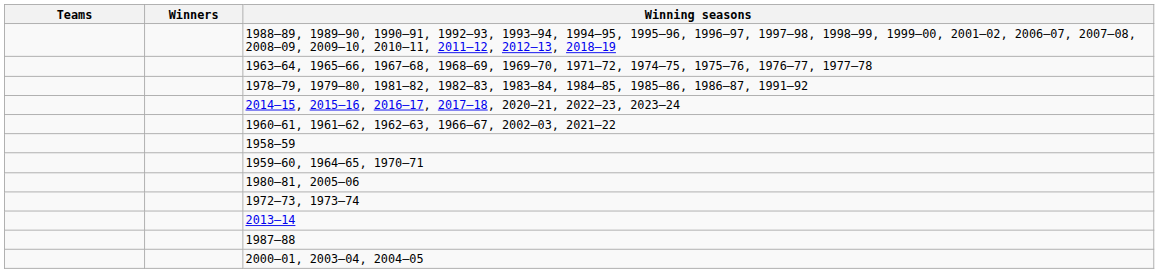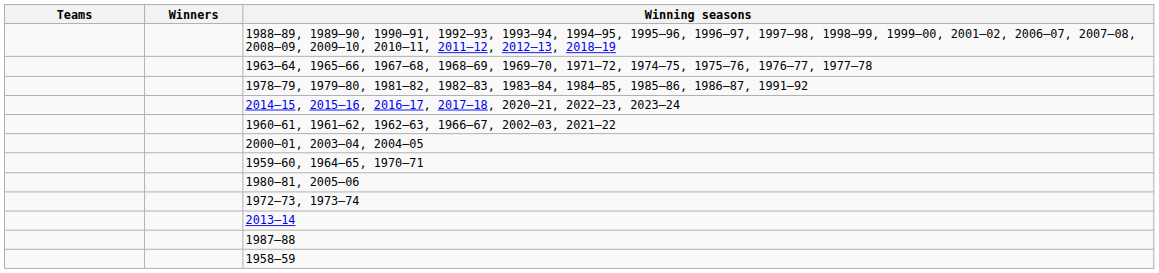rows swapped: (335, 259) <-> (270, 143)
